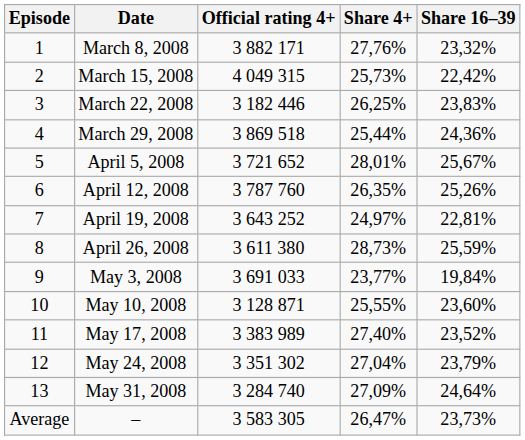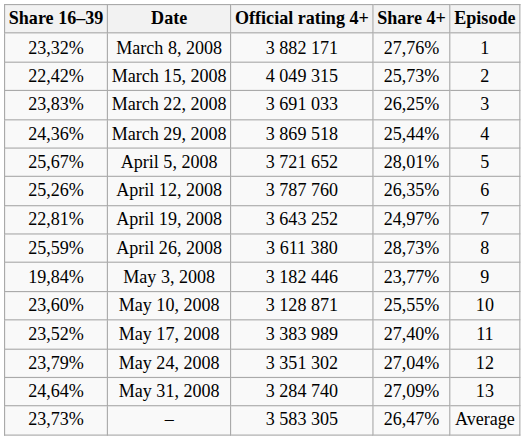columns swapped: (39, 18) <-> (468, 18)
(269, 104) 3 182 446 -> (302, 104) 3 691 033
(269, 276) 3 691 033 -> (302, 276) 3 182 446
